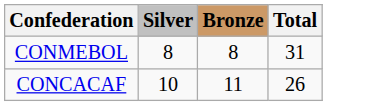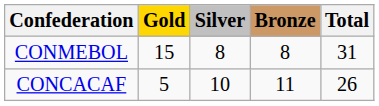+ column: (164, 20)
